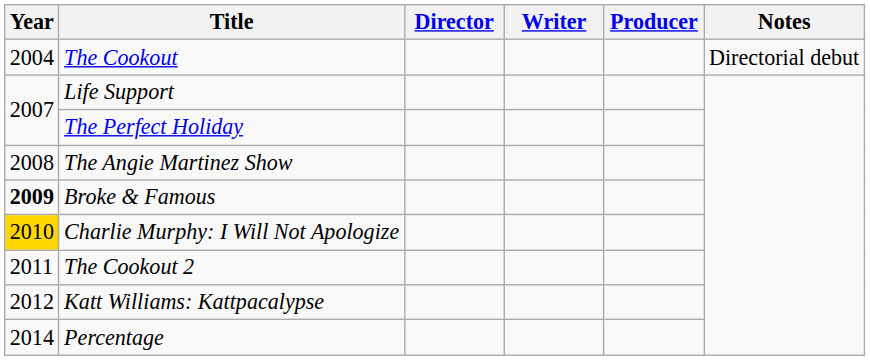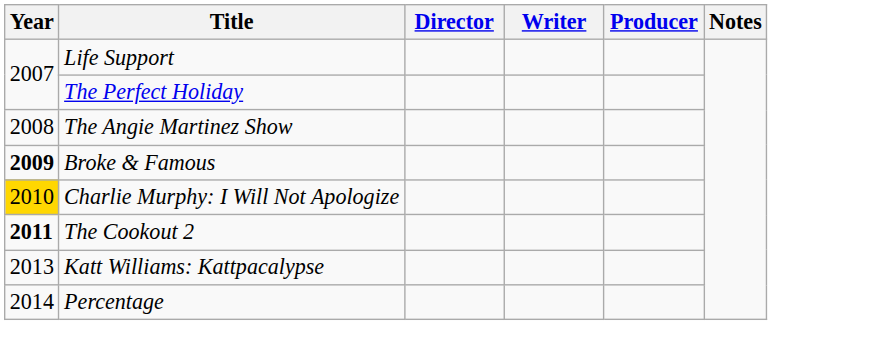- row: (121, 57)
(31, 267) normal -> (31, 232) bold
(32, 302) 2012 -> (32, 267) 2013
